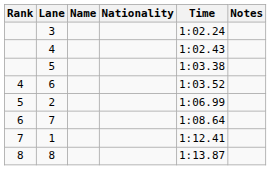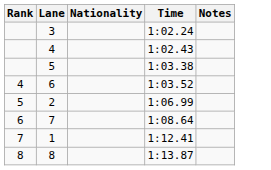- column: (83, 13)
